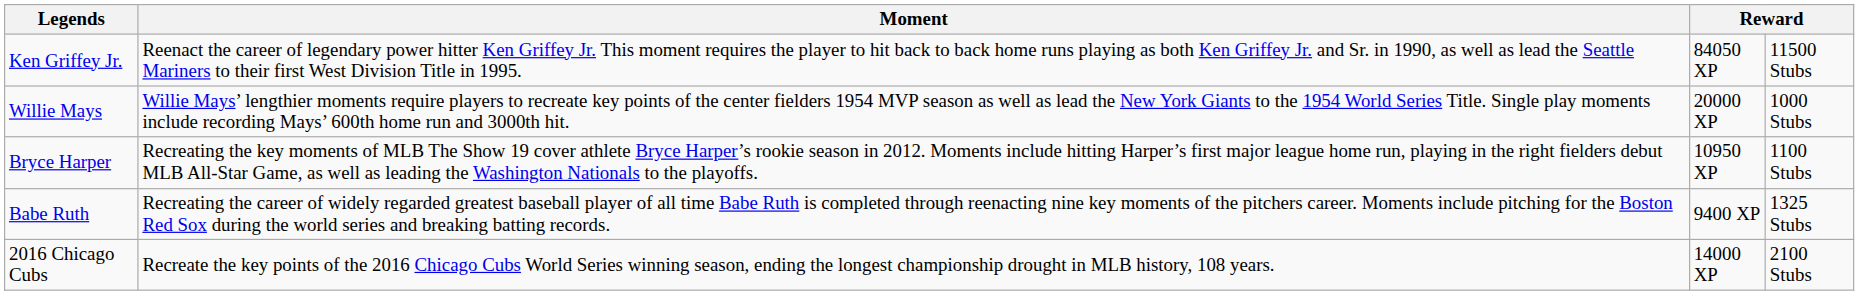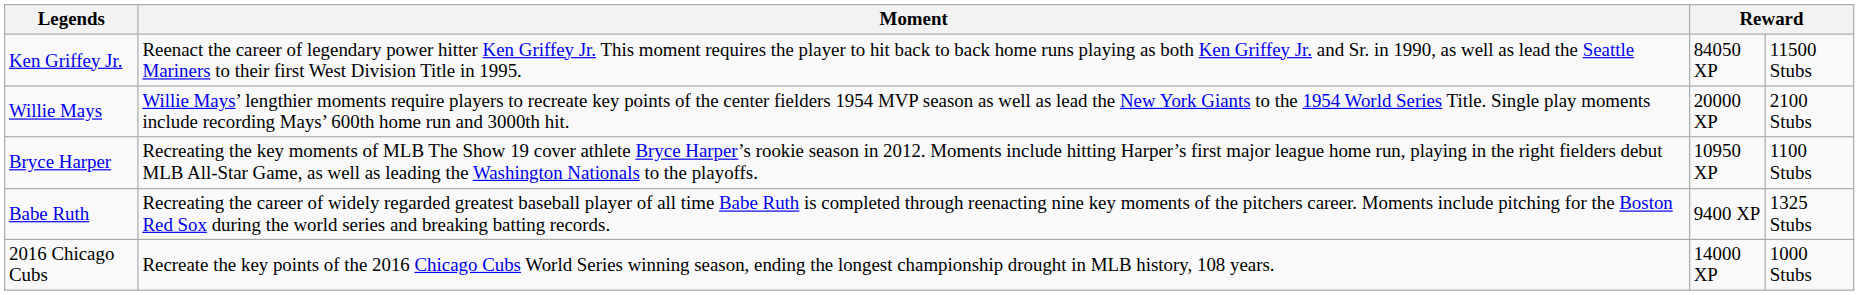(1791, 111) 1000 Stubs -> (1791, 111) 2100 Stubs
(1791, 264) 2100 Stubs -> (1791, 264) 1000 Stubs
